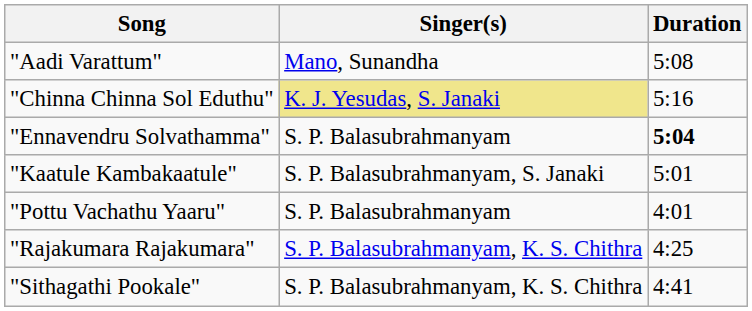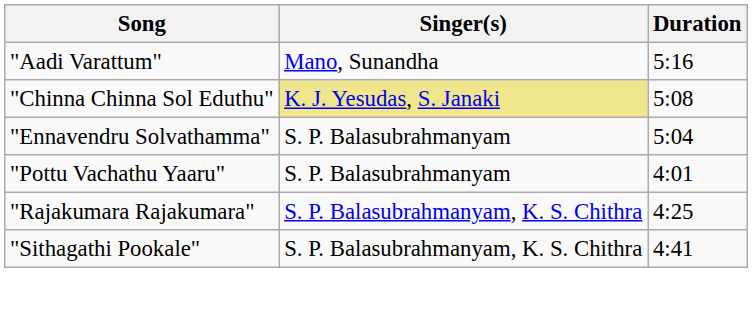(673, 61) 5:08 -> (673, 61) 5:16
(673, 98) 5:16 -> (673, 98) 5:08
(674, 136) bold -> (673, 136) normal
- row: (123, 173)
